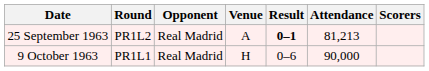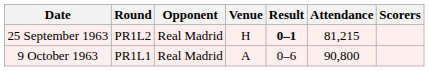(246, 35) A -> (246, 35) H
(342, 35) 81,213 -> (342, 35) 81,215
(246, 55) H -> (246, 55) A
(342, 55) 90,000 -> (342, 55) 90,800
